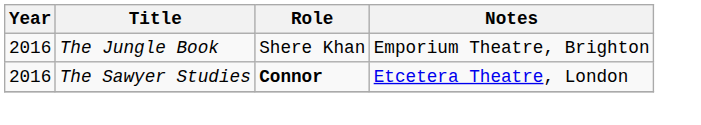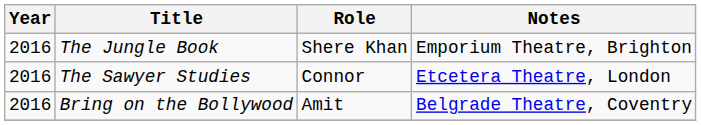(291, 77) bold -> (333, 77) normal
+ row: (176, 106)
